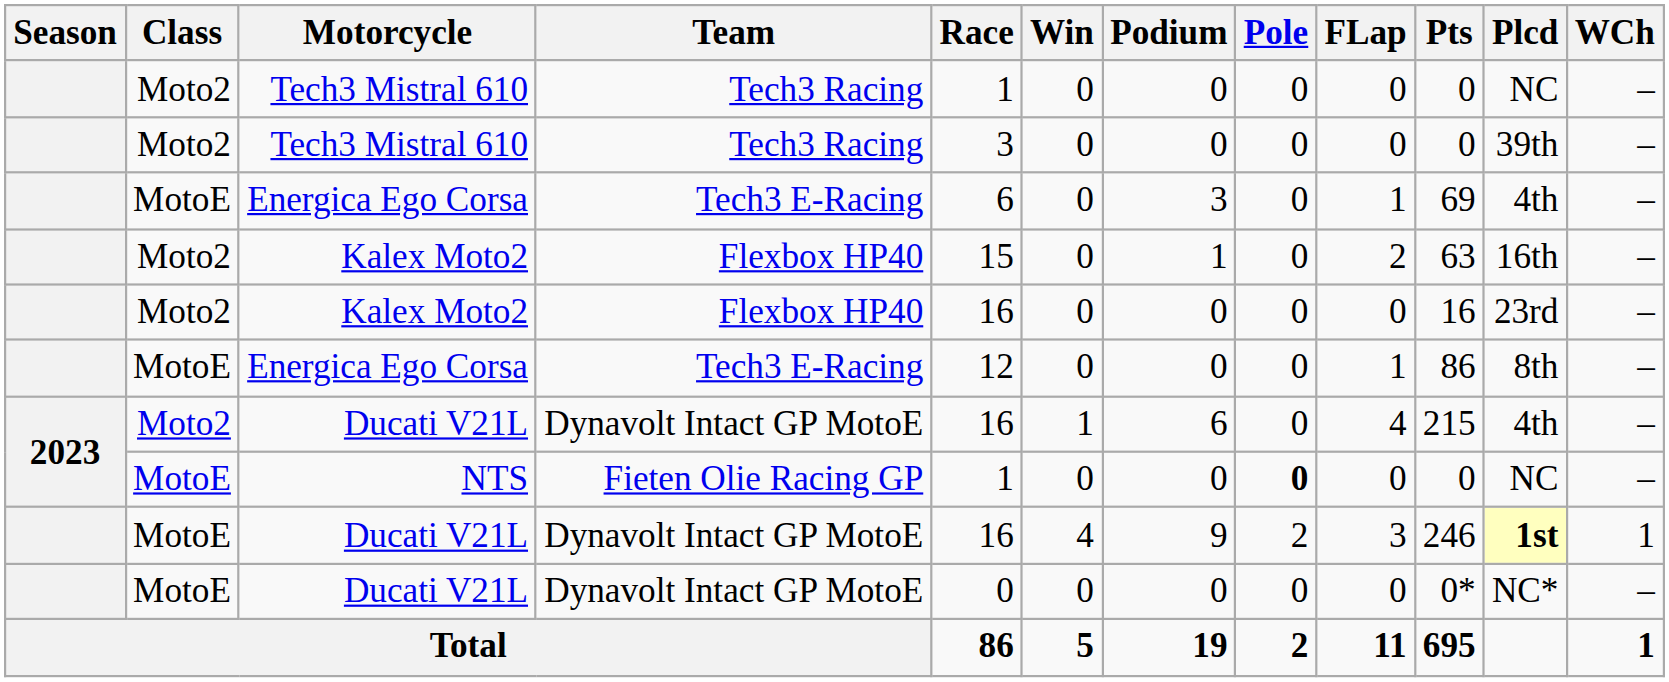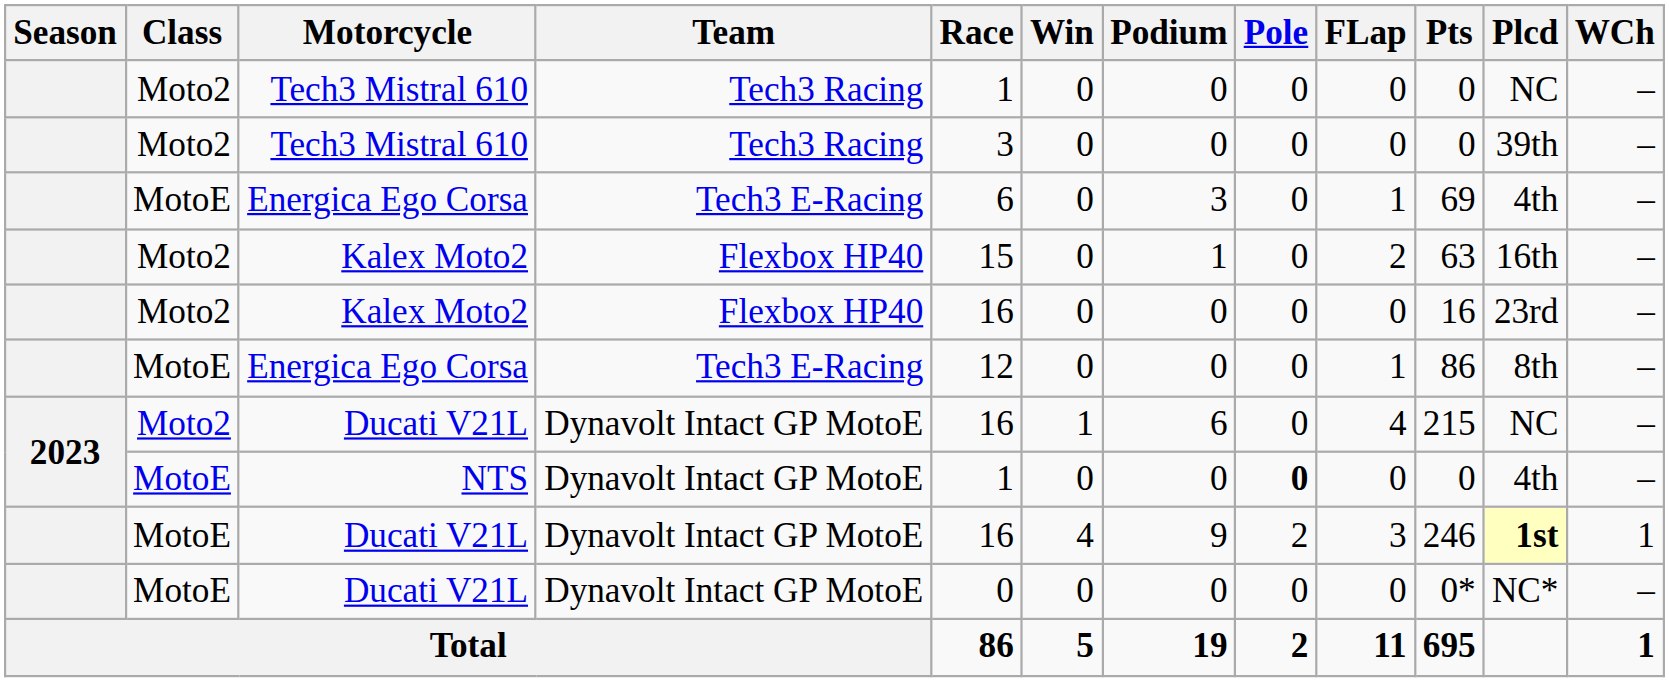(1536, 423) 4th -> (1534, 423) NC
(763, 479) Fieten Olie Racing GP -> (734, 479) Dynavolt Intact GP MotoE
(1534, 479) NC -> (1536, 479) 4th
